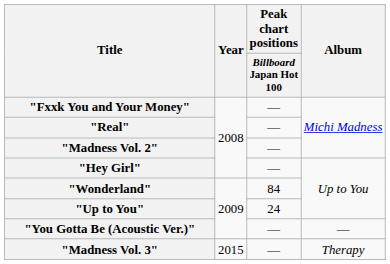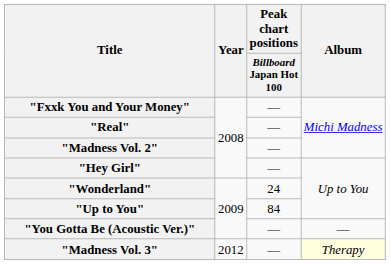(274, 188) 84 -> (274, 188) 24
(274, 208) 24 -> (274, 208) 84
(231, 249) 2015 -> (231, 249) 2012
(343, 249) no background -> (343, 249) lightyellow background
